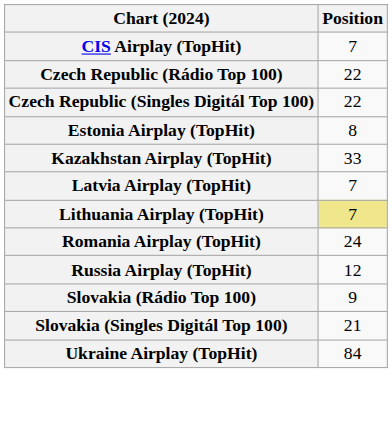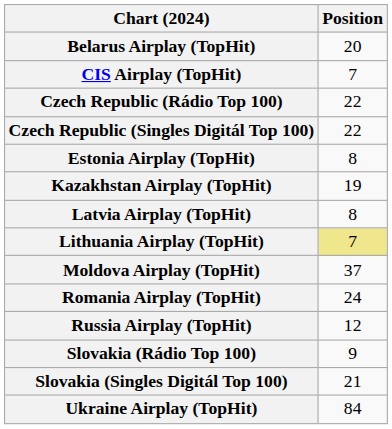+ row: (161, 46)
(353, 158) 33 -> (353, 185) 19
(353, 185) 7 -> (353, 213) 8
+ row: (161, 269)
